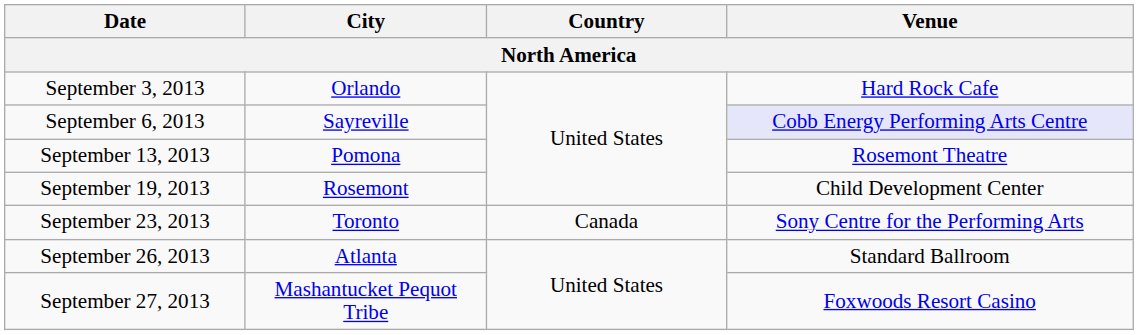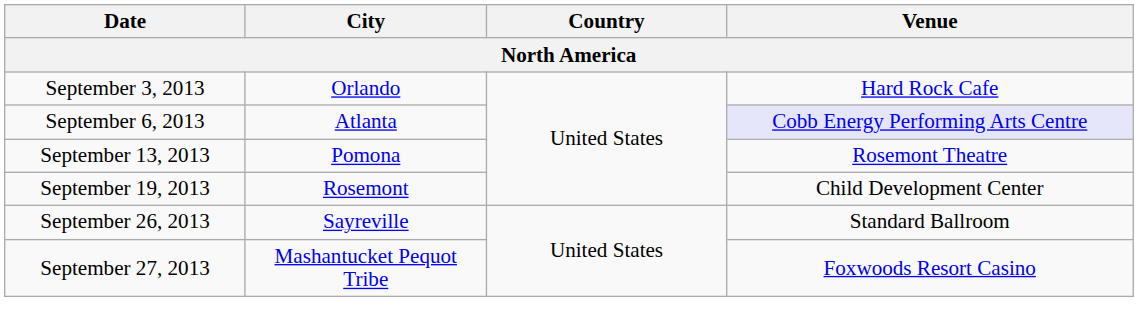(366, 121) Sayreville -> (366, 121) Atlanta
- row: (125, 222)
(366, 255) Atlanta -> (366, 222) Sayreville
